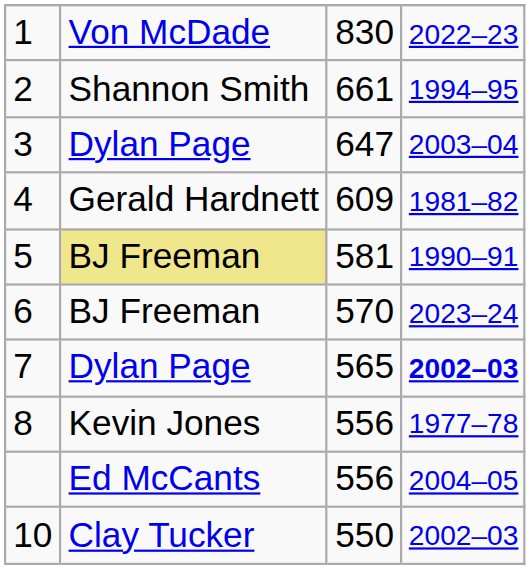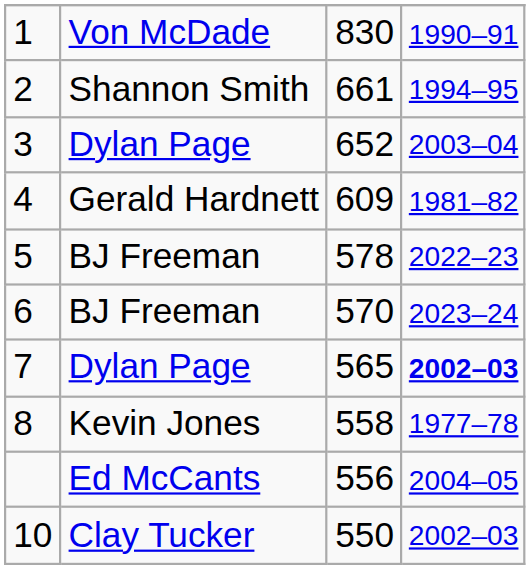(464, 33) 2022–23 -> (464, 33) 1990–91
(365, 144) 647 -> (365, 144) 652
(164, 255) khaki background -> (164, 255) no background
(365, 255) 581 -> (365, 255) 578
(464, 256) 1990–91 -> (464, 256) 2022–23
(365, 423) 556 -> (365, 423) 558
